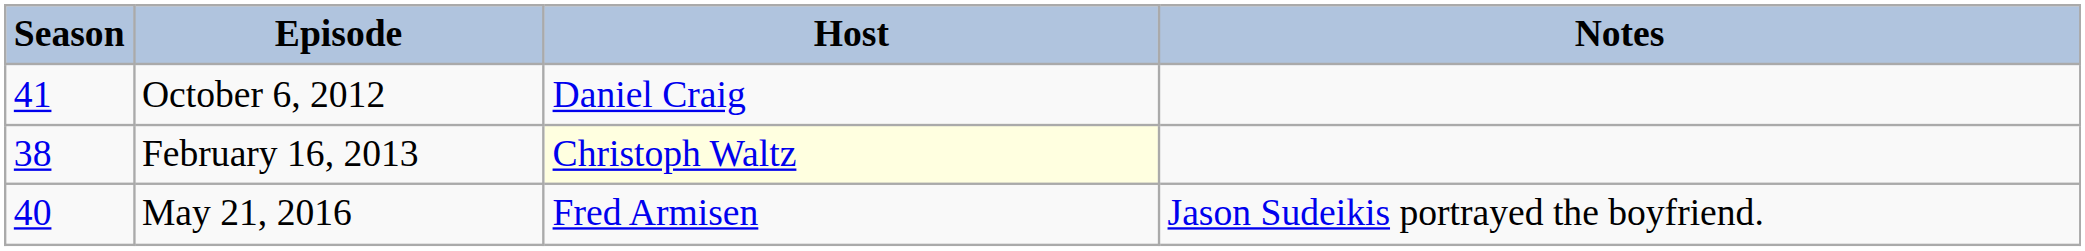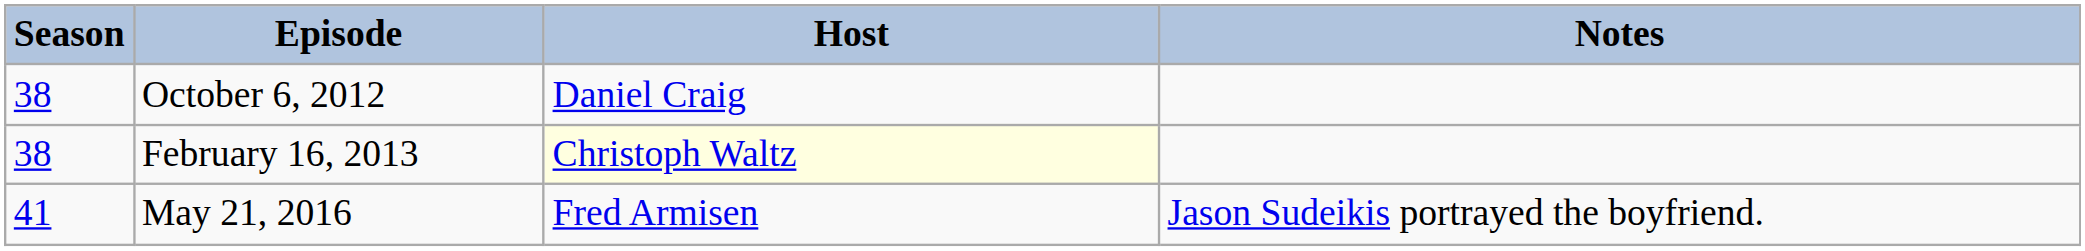(33, 93) 41 -> (33, 93) 38
(33, 213) 40 -> (33, 213) 41
